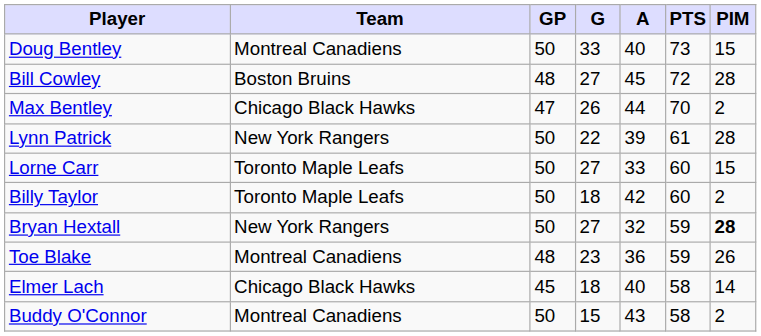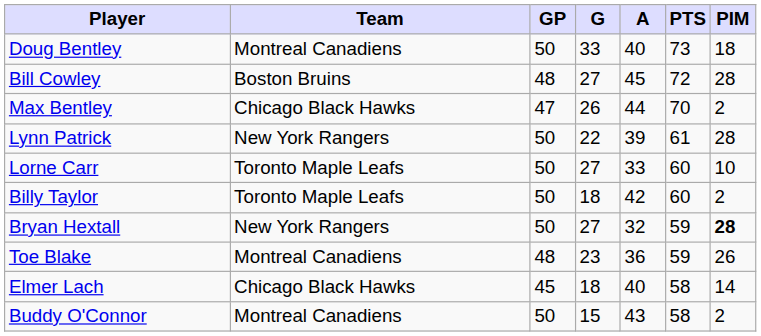(725, 49) 15 -> (725, 49) 18
(725, 167) 15 -> (725, 167) 10
